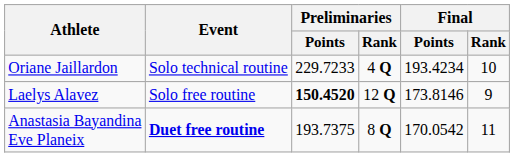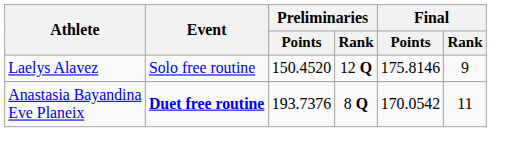- row: (63, 68)
(325, 94) bold -> (301, 68) normal
(434, 94) 173.8146 -> (410, 68) 175.8146
(325, 130) 193.7375 -> (301, 104) 193.7376
